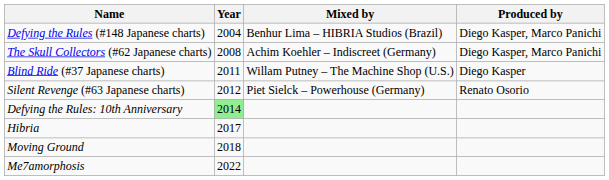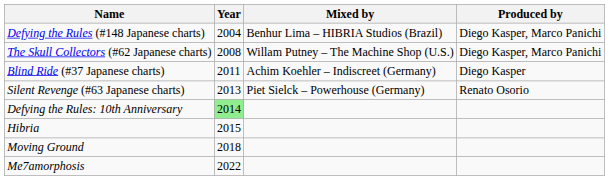(341, 52) Achim Koehler – Indiscreet (Germany) -> (350, 52) Willam Putney – The Machine Shop (U.S.)
(350, 71) Willam Putney – The Machine Shop (U.S.) -> (341, 71) Achim Koehler – Indiscreet (Germany)
(229, 90) 2012 -> (229, 90) 2013
(229, 128) 2017 -> (229, 128) 2015
